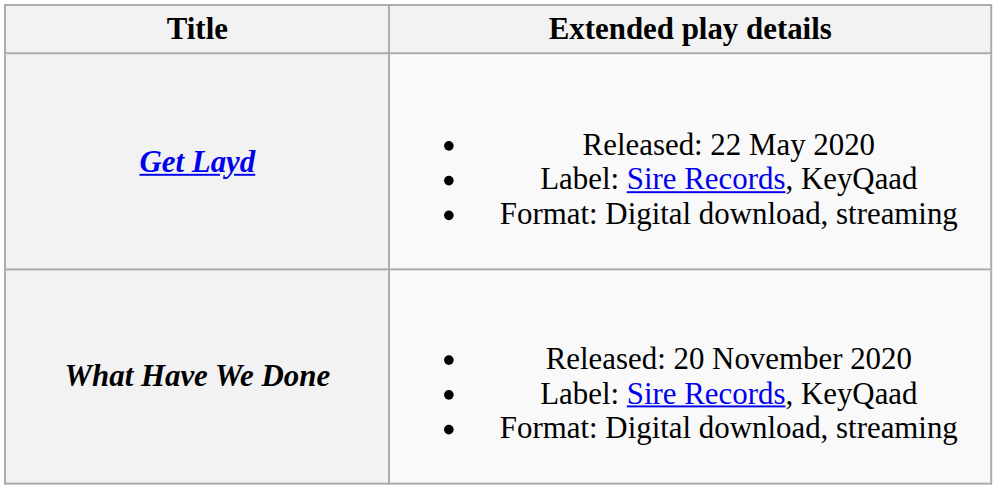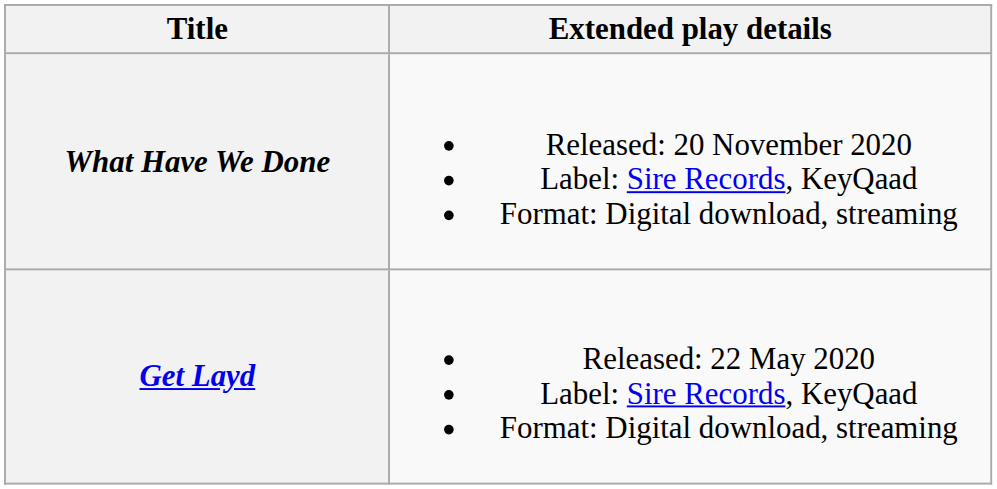rows swapped: (197, 160) <-> (197, 375)
